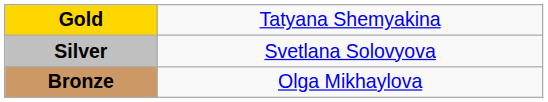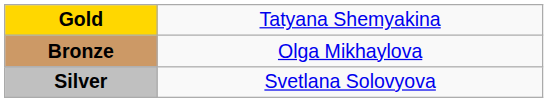rows swapped: (81, 50) <-> (81, 81)
